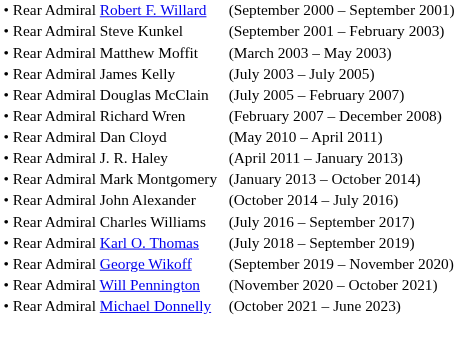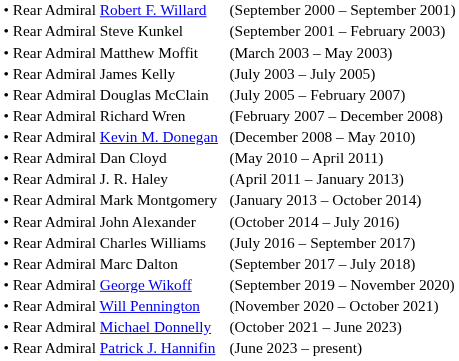+ row: (107, 137)
+ row: (87, 263)
- row: (97, 242)
+ row: (106, 348)
